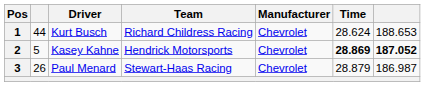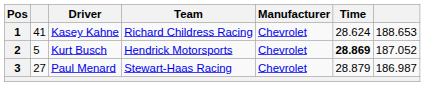(40, 32) 44 -> (40, 32) 41
(79, 32) Kurt Busch -> (85, 32) Kasey Kahne
(85, 50) Kasey Kahne -> (79, 50) Kurt Busch
(396, 50) bold -> (396, 50) normal
(40, 68) 26 -> (40, 68) 27
